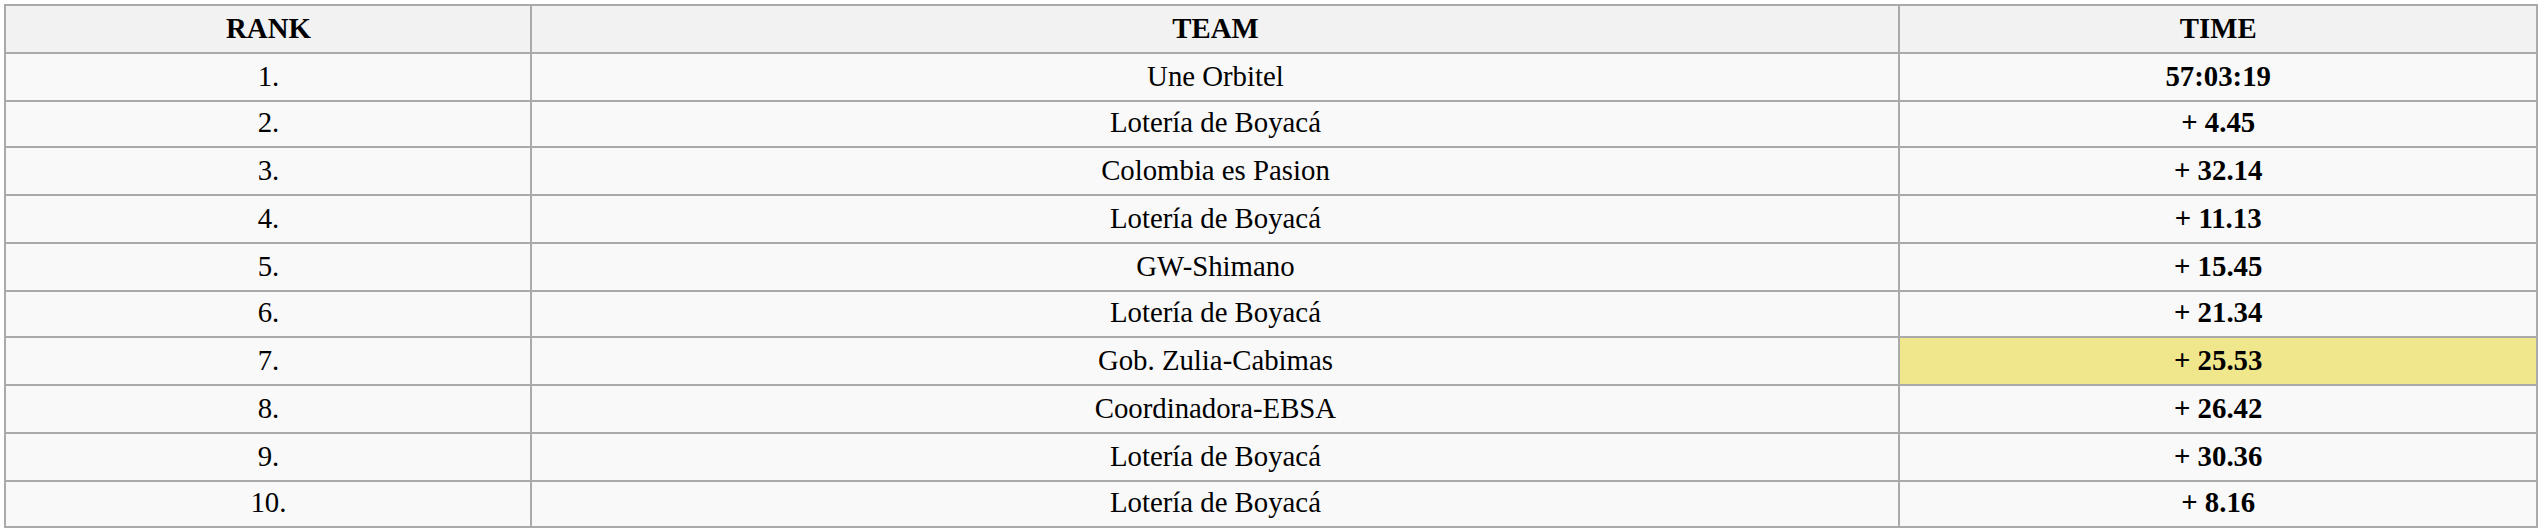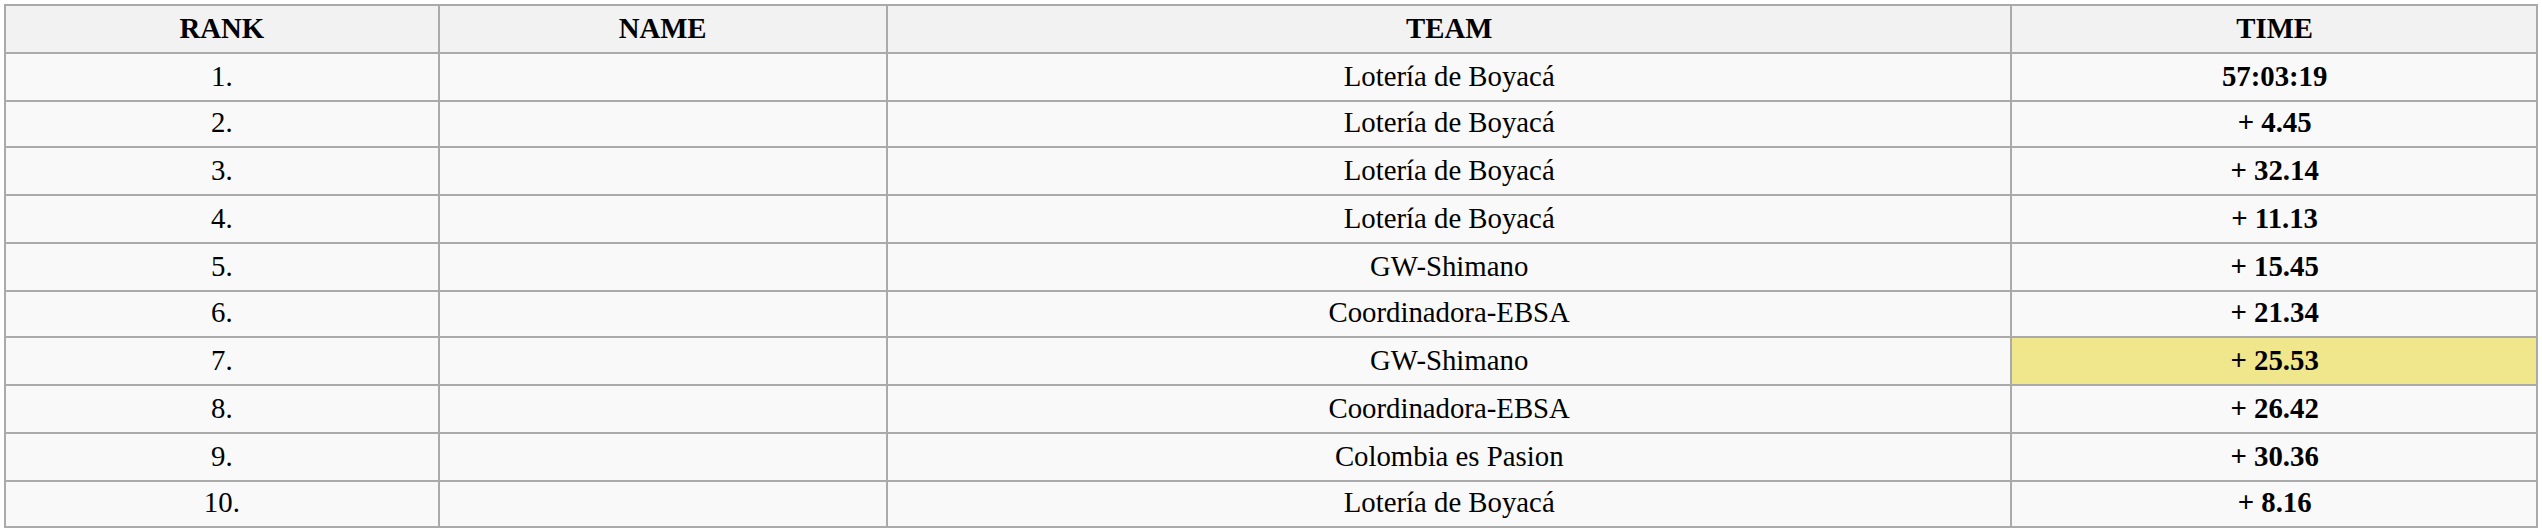+ column: (663, 28)
(1215, 76) Une Orbitel -> (1449, 76) Lotería de Boyacá
(1215, 171) Colombia es Pasion -> (1449, 171) Lotería de Boyacá
(1215, 313) Lotería de Boyacá -> (1449, 313) Coordinadora-EBSA
(1215, 361) Gob. Zulia-Cabimas -> (1449, 361) GW-Shimano
(1215, 456) Lotería de Boyacá -> (1449, 456) Colombia es Pasion
